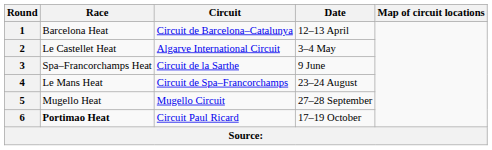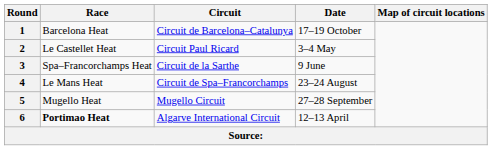(323, 30) 12–13 April -> (330, 30) 17–19 October
(218, 47) Algarve International Circuit -> (198, 47) Circuit Paul Ricard
(198, 117) Circuit Paul Ricard -> (218, 117) Algarve International Circuit
(330, 117) 17–19 October -> (323, 117) 12–13 April
